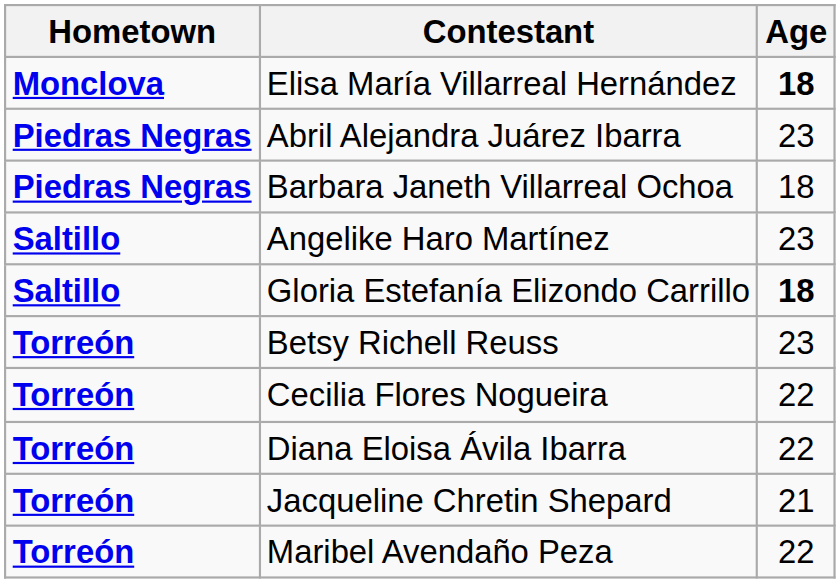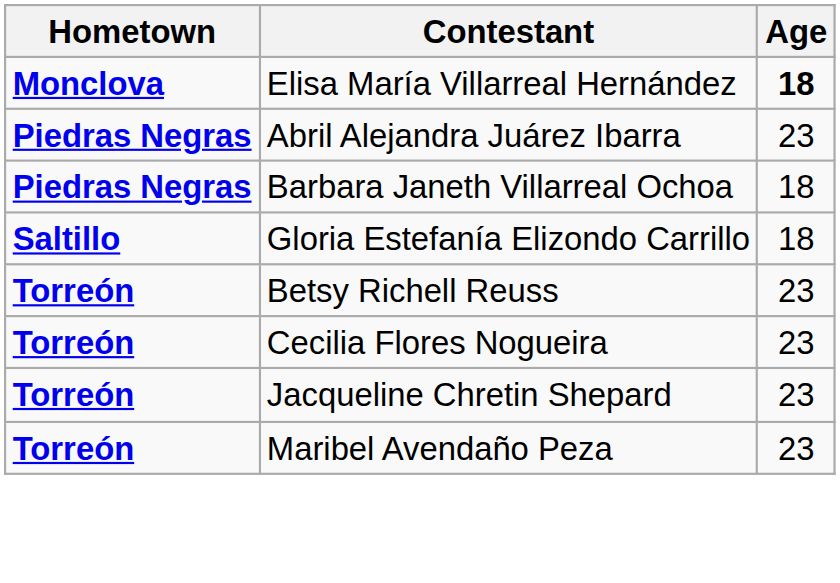- row: (438, 239)
(796, 291) bold -> (796, 239) normal
(796, 395) 22 -> (796, 343) 23
- row: (446, 447)
(796, 499) 21 -> (796, 395) 23
(796, 551) 22 -> (796, 447) 23
